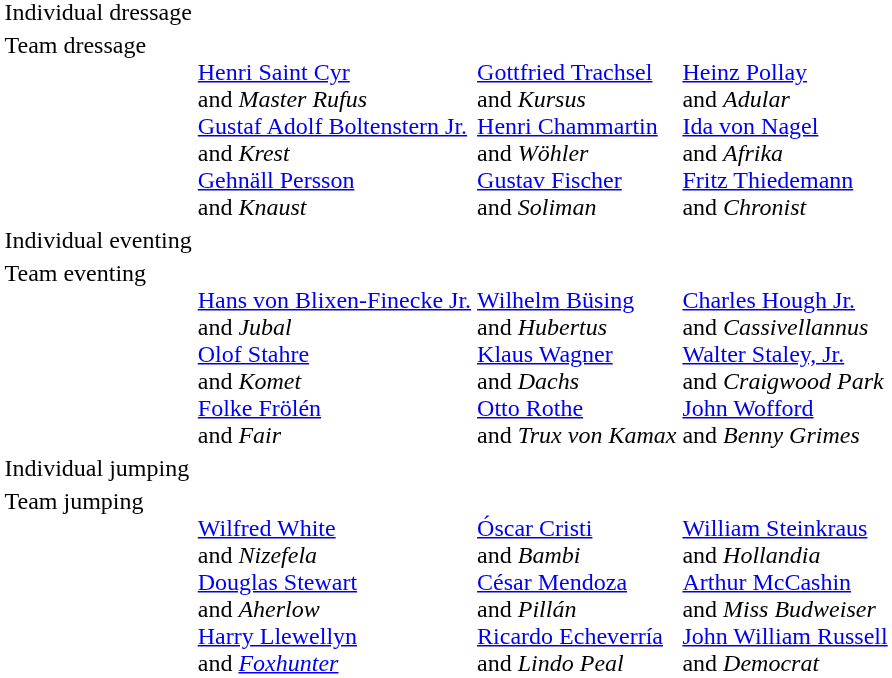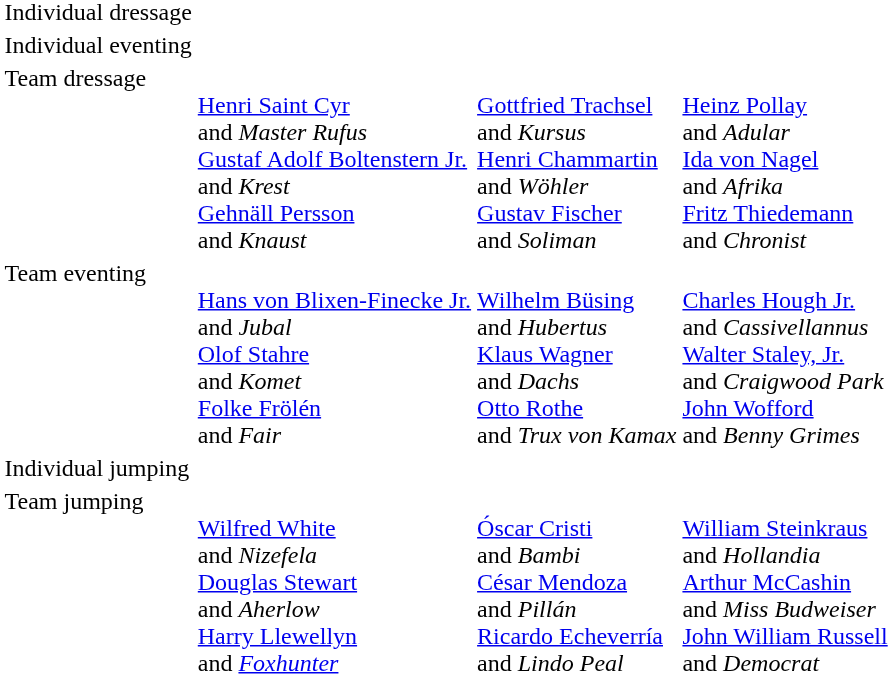rows swapped: (75, 44) <-> (98, 239)
